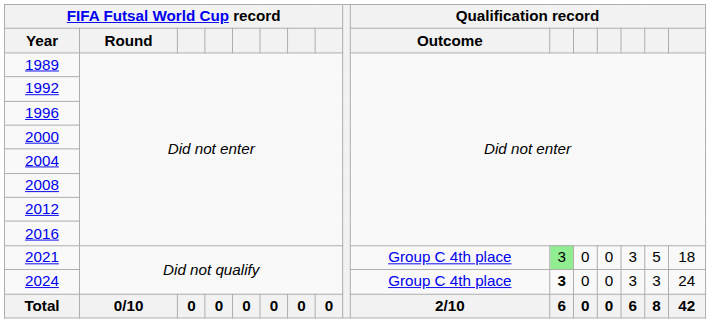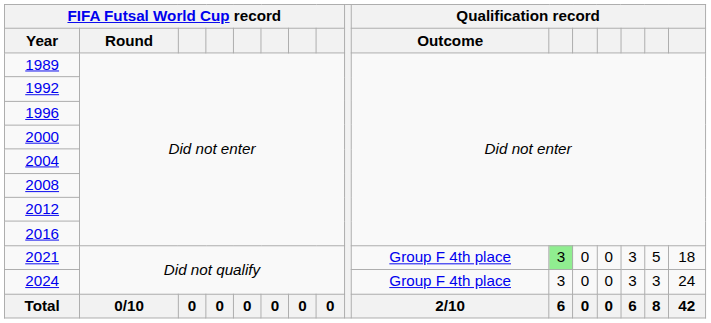(450, 257) Group C 4th place -> (450, 257) Group F 4th place
(450, 281) Group C 4th place -> (450, 281) Group F 4th place
(562, 281) bold -> (561, 281) normal
